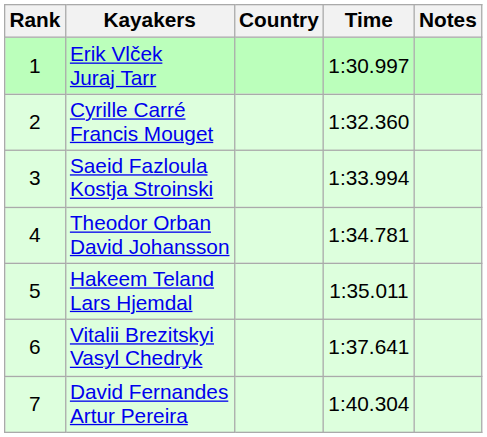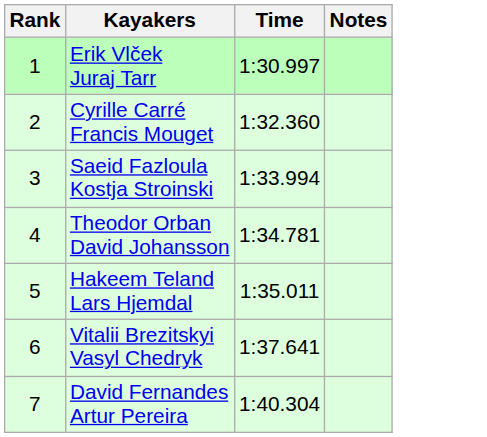- column: (279, 20)
